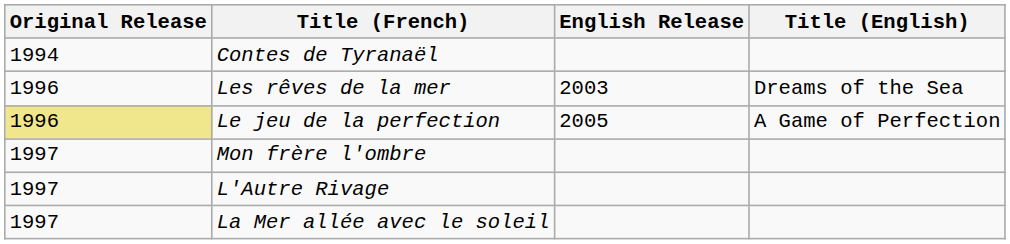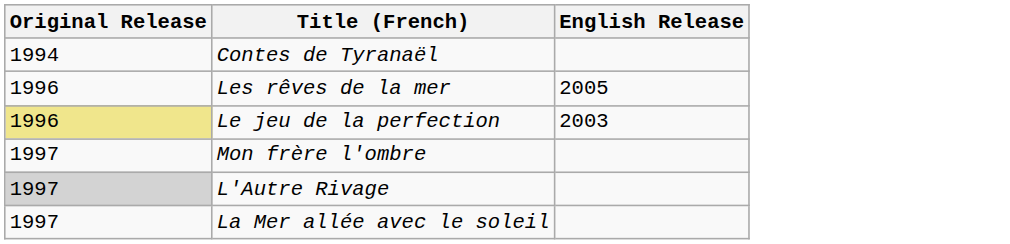- column: (877, 22)
(584, 88) 2003 -> (584, 88) 2005
(584, 122) 2005 -> (584, 122) 2003
(34, 189) no background -> (34, 189) lightgrey background
